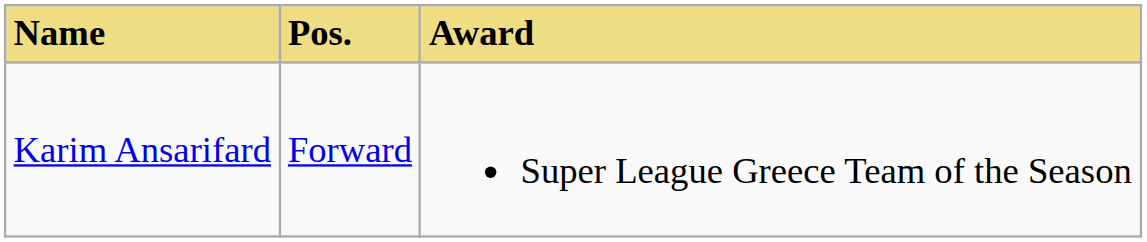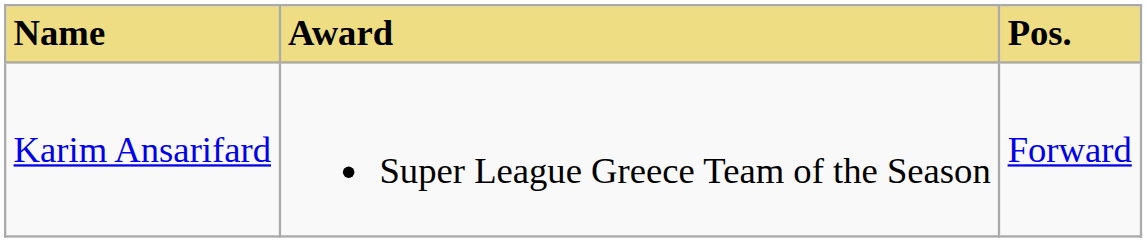columns swapped: (320, 33) <-> (482, 33)
